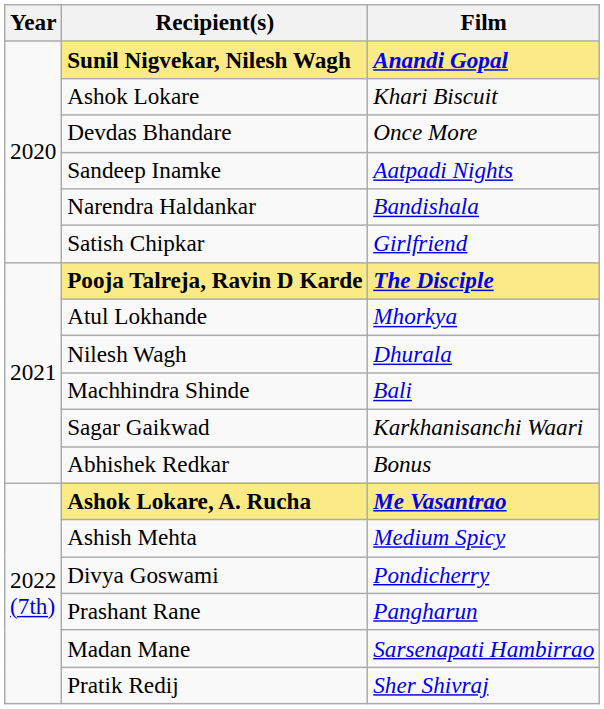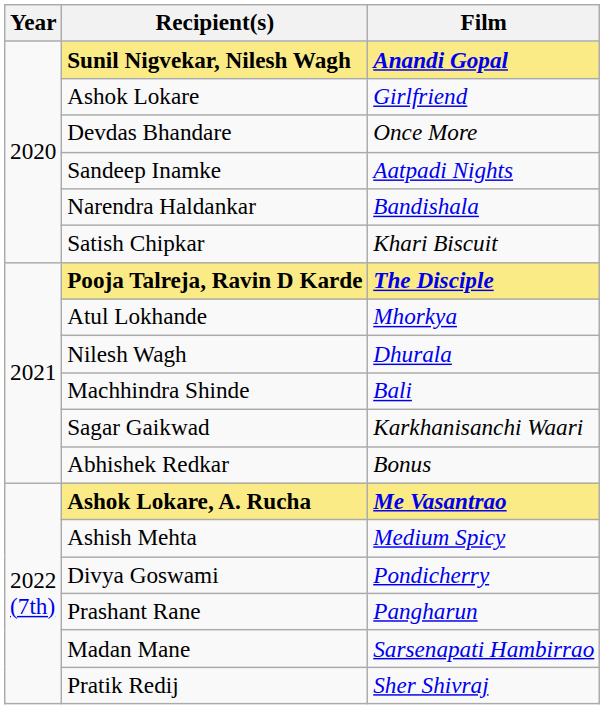(435, 96) Khari Biscuit -> (420, 96) Girlfriend
(420, 243) Girlfriend -> (435, 243) Khari Biscuit
